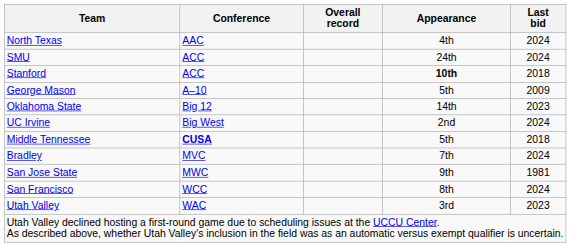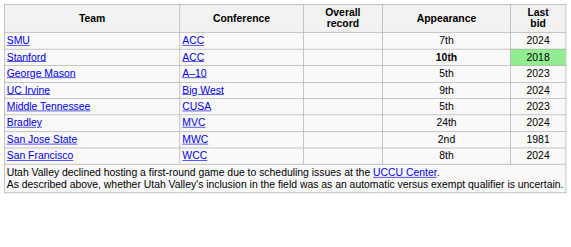- row: (34, 40)
(447, 57) 24th -> (447, 40) 7th
(538, 73) no background -> (538, 57) lightgreen background
(538, 90) 2009 -> (538, 73) 2023
- row: (44, 106)
(447, 123) 2nd -> (447, 90) 9th
(197, 139) bold -> (197, 106) normal
(538, 139) 2018 -> (538, 106) 2023
(447, 156) 7th -> (447, 123) 24th
(447, 172) 9th -> (447, 139) 2nd
- row: (33, 205)
